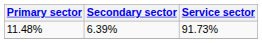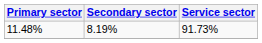(102, 30) 6.39% -> (102, 30) 8.19%
